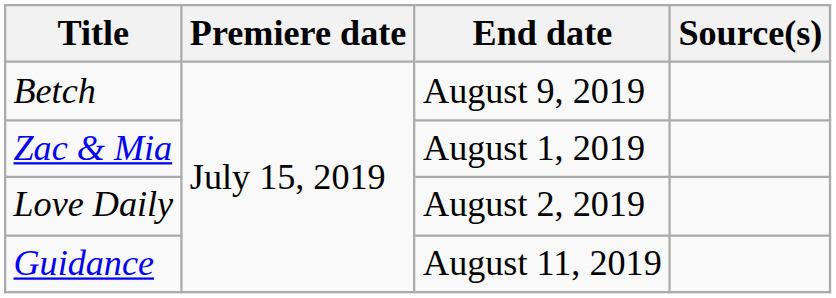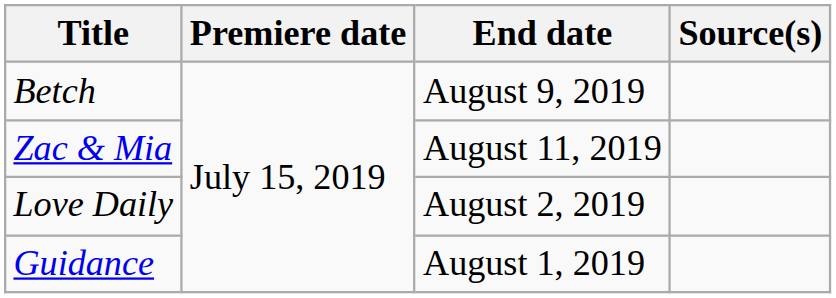(534, 147) August 1, 2019 -> (542, 147) August 11, 2019
(542, 262) August 11, 2019 -> (534, 262) August 1, 2019
